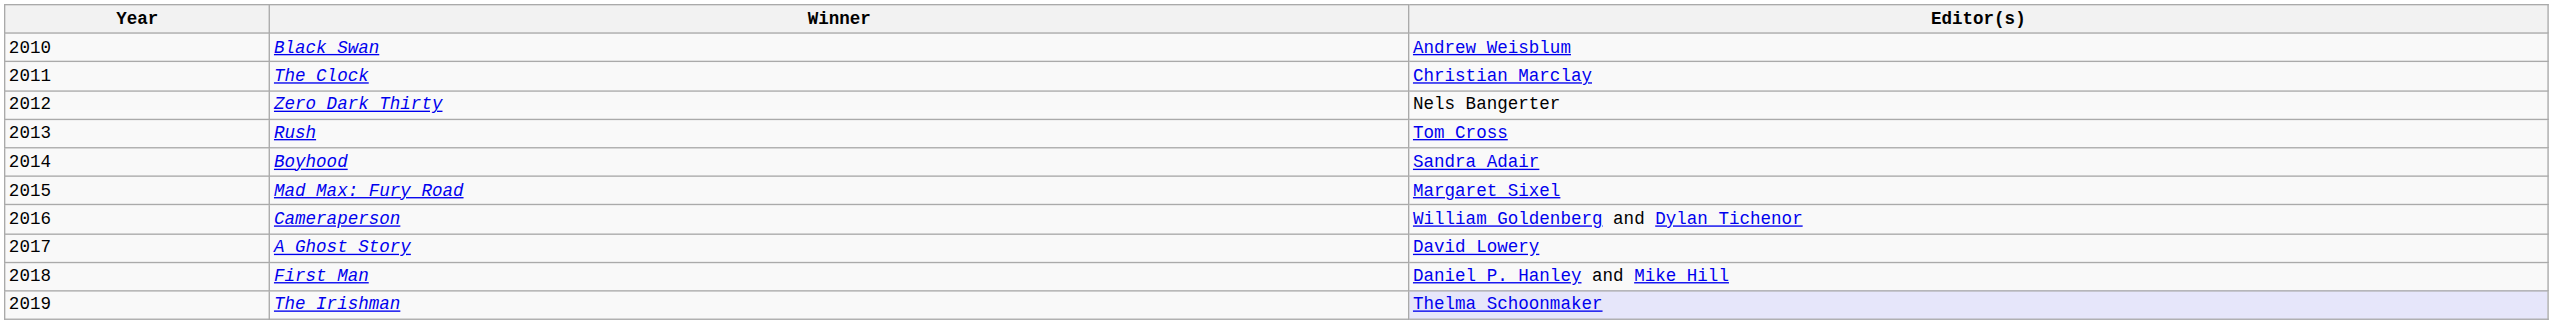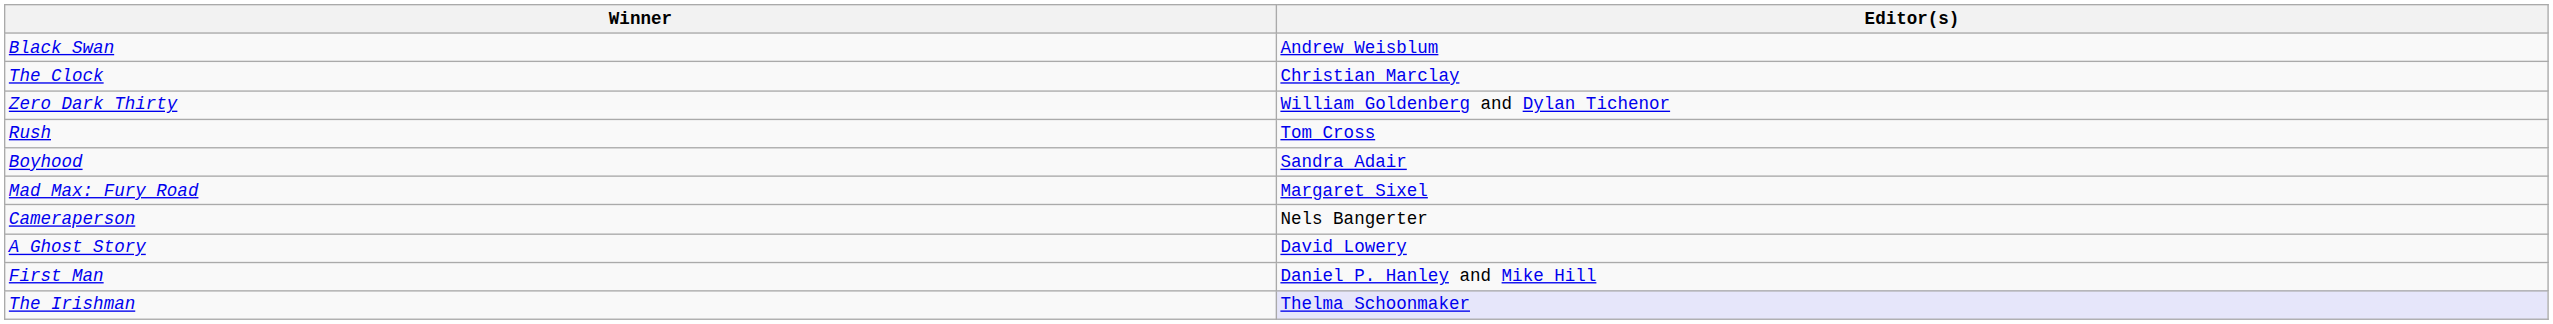- column: (137, 19)
(1487, 105) Nels Bangerter -> (1475, 105) William Goldenberg and Dylan Tichenor
(1608, 219) William Goldenberg and Dylan Tichenor -> (1354, 219) Nels Bangerter
